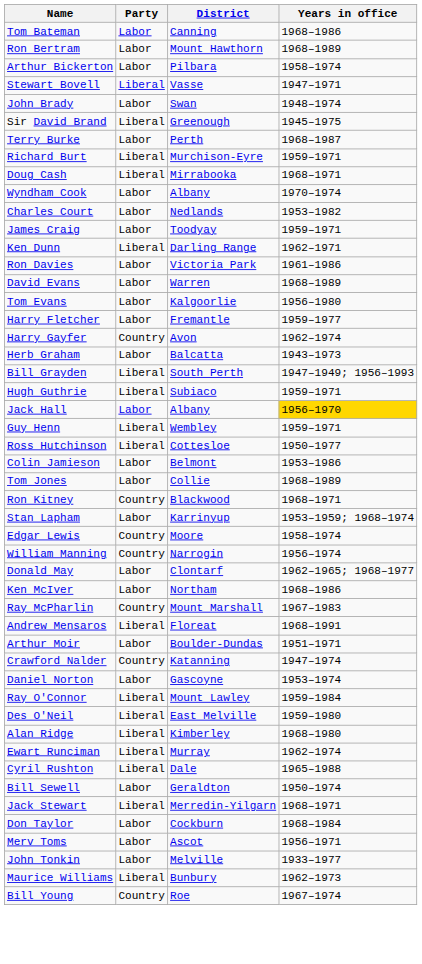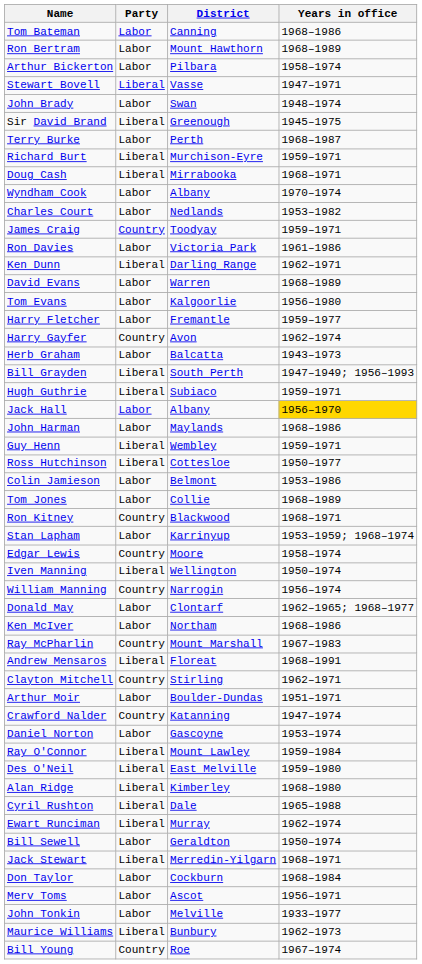(135, 230) Labor -> (142, 230) Country
rows swapped: (40, 266) <-> (34, 248)
+ row: (44, 428)
+ row: (47, 572)
+ row: (60, 680)
rows swapped: (53, 752) <-> (50, 770)
